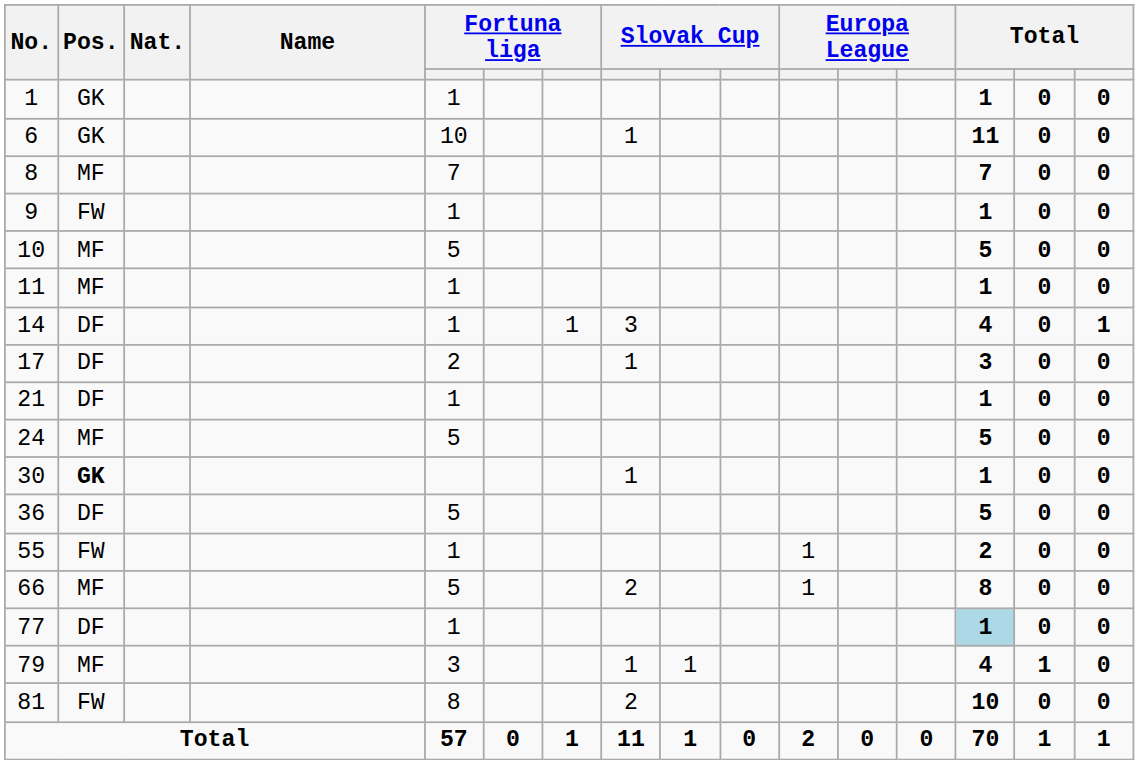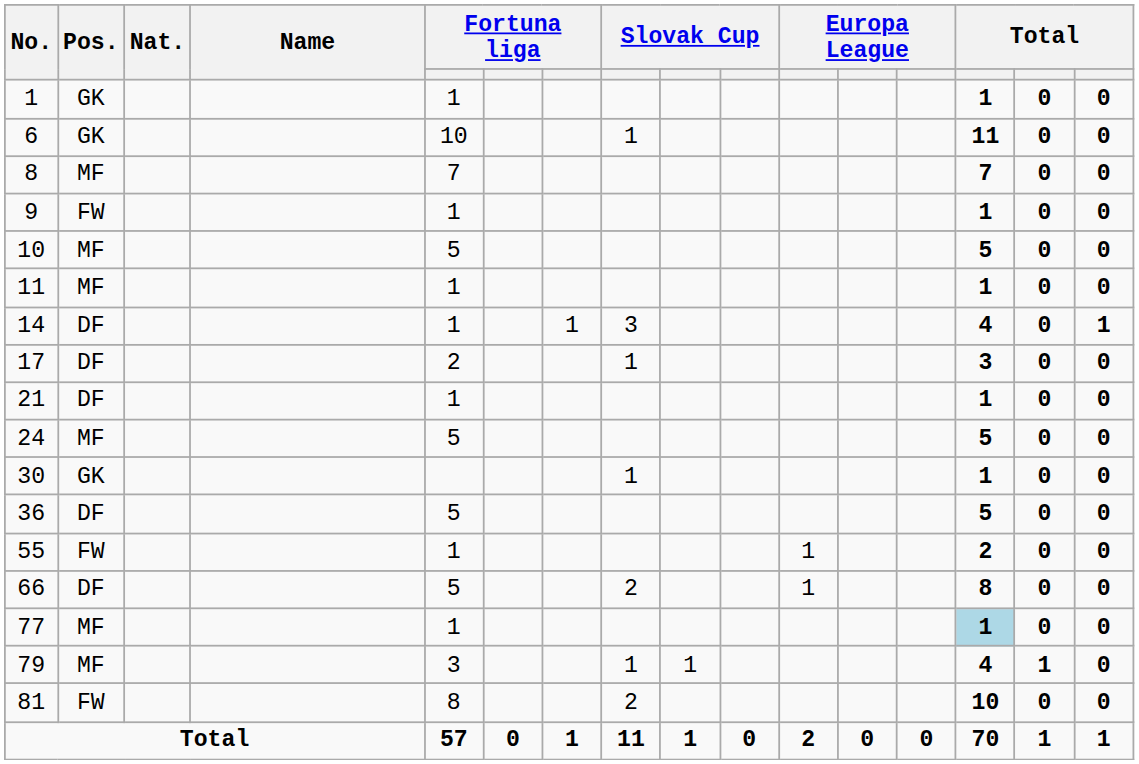(91, 476) bold -> (91, 476) normal
(91, 589) MF -> (91, 589) DF
(91, 627) DF -> (91, 627) MF
